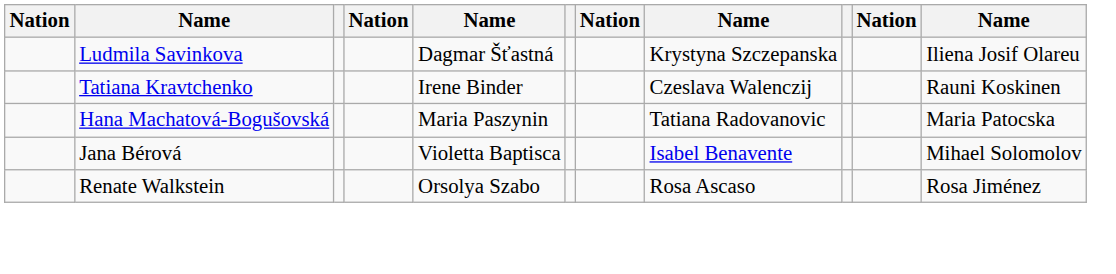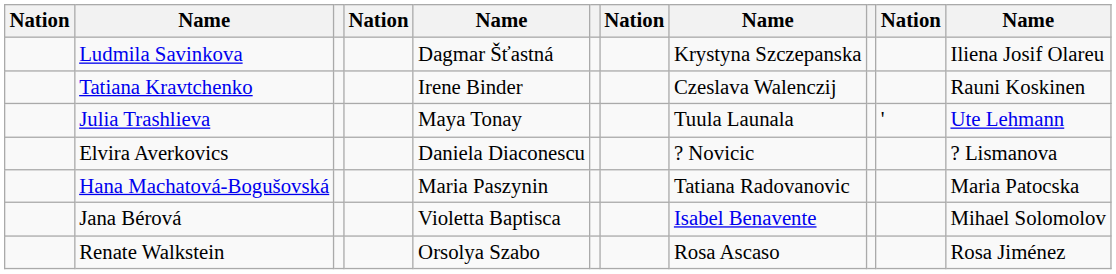+ row: (145, 119)
+ row: (154, 152)
